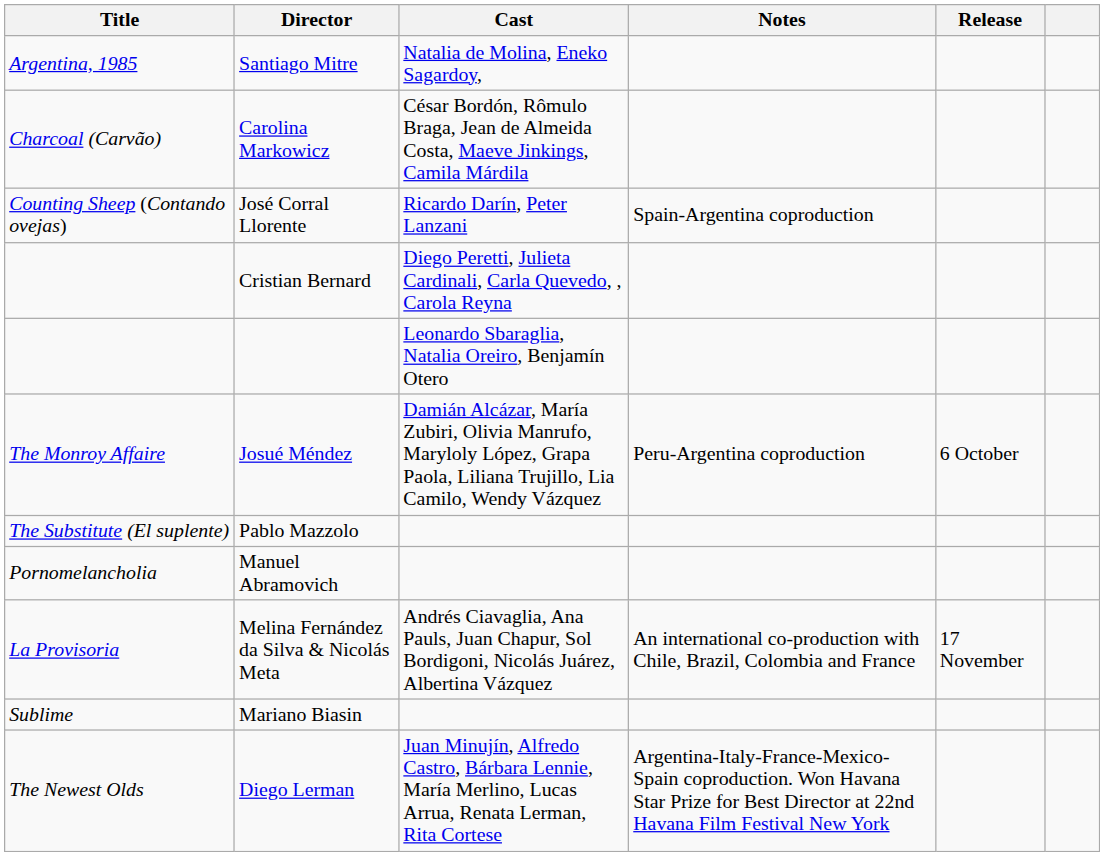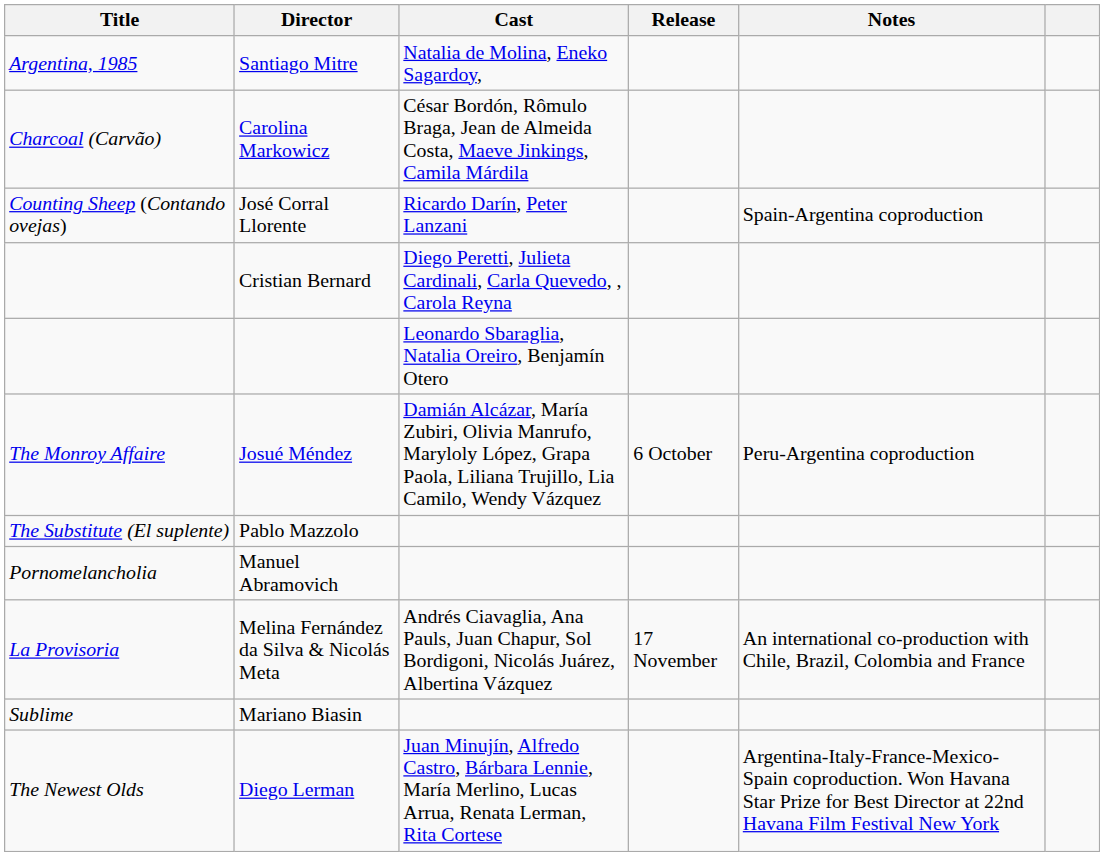columns swapped: (782, 20) <-> (990, 20)
